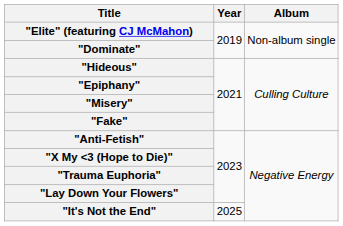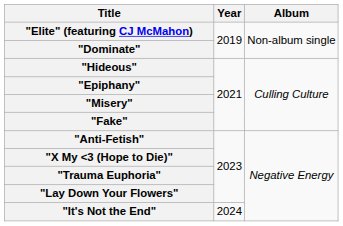(229, 211) 2025 -> (229, 211) 2024
